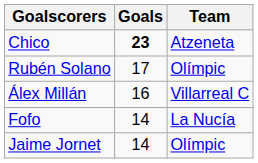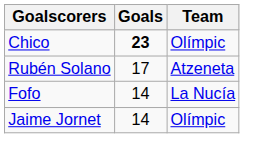(202, 42) Atzeneta -> (198, 42) Olímpic
(198, 68) Olímpic -> (202, 68) Atzeneta
- row: (47, 94)
